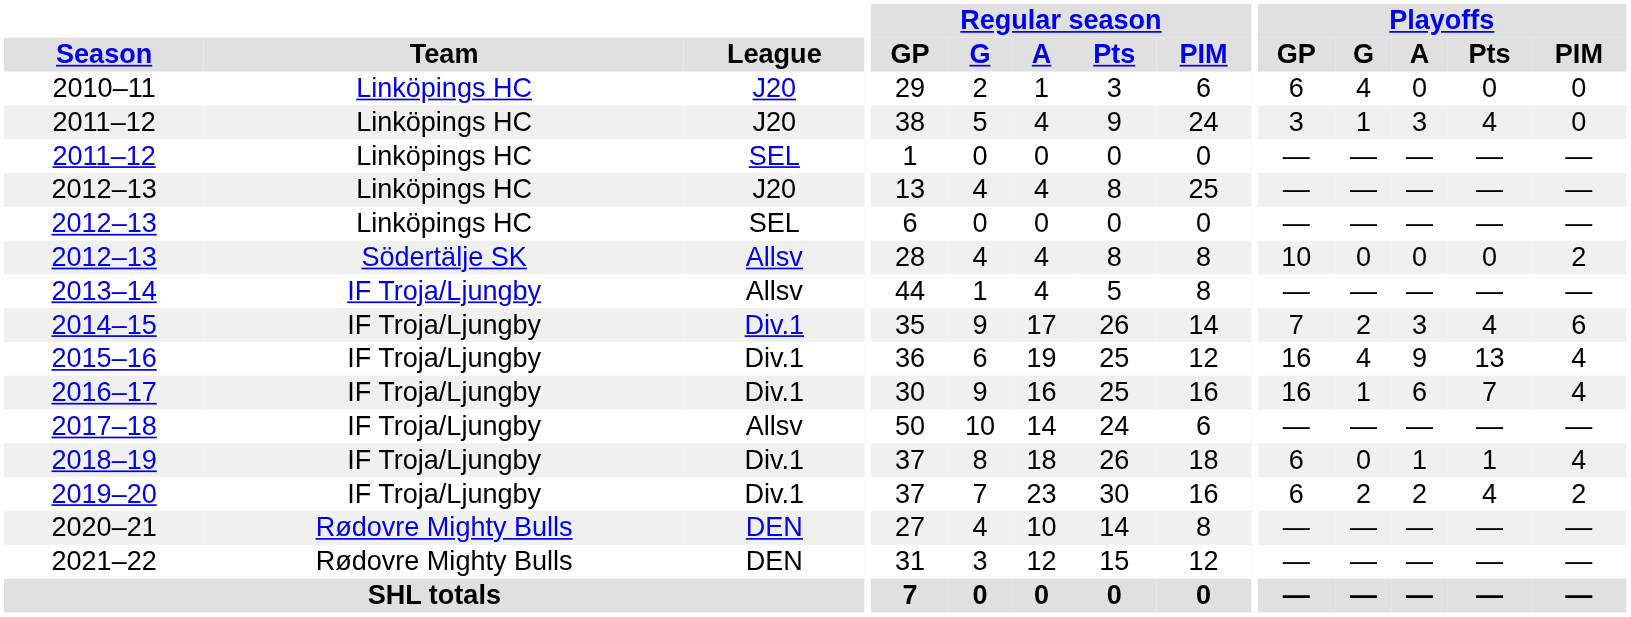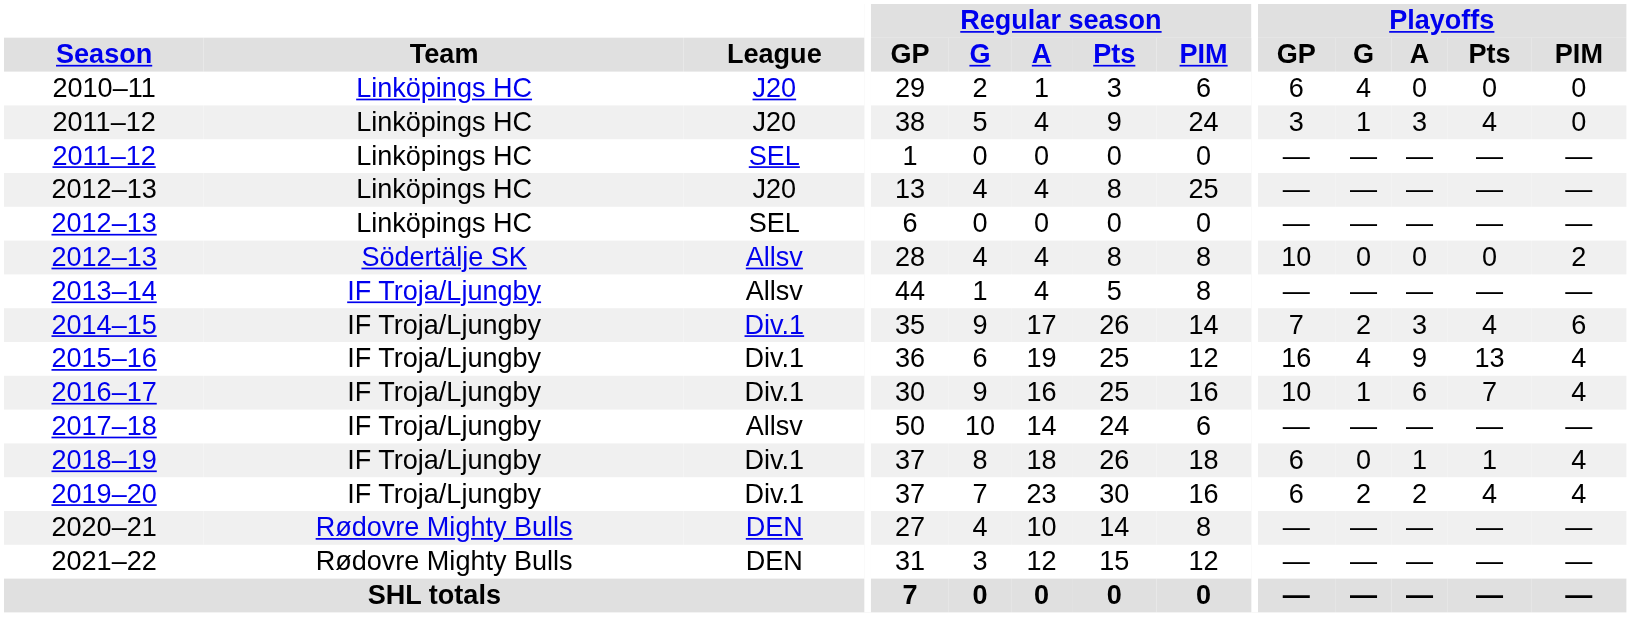(1296, 392) 16 -> (1296, 392) 10
(1579, 493) 2 -> (1579, 493) 4
